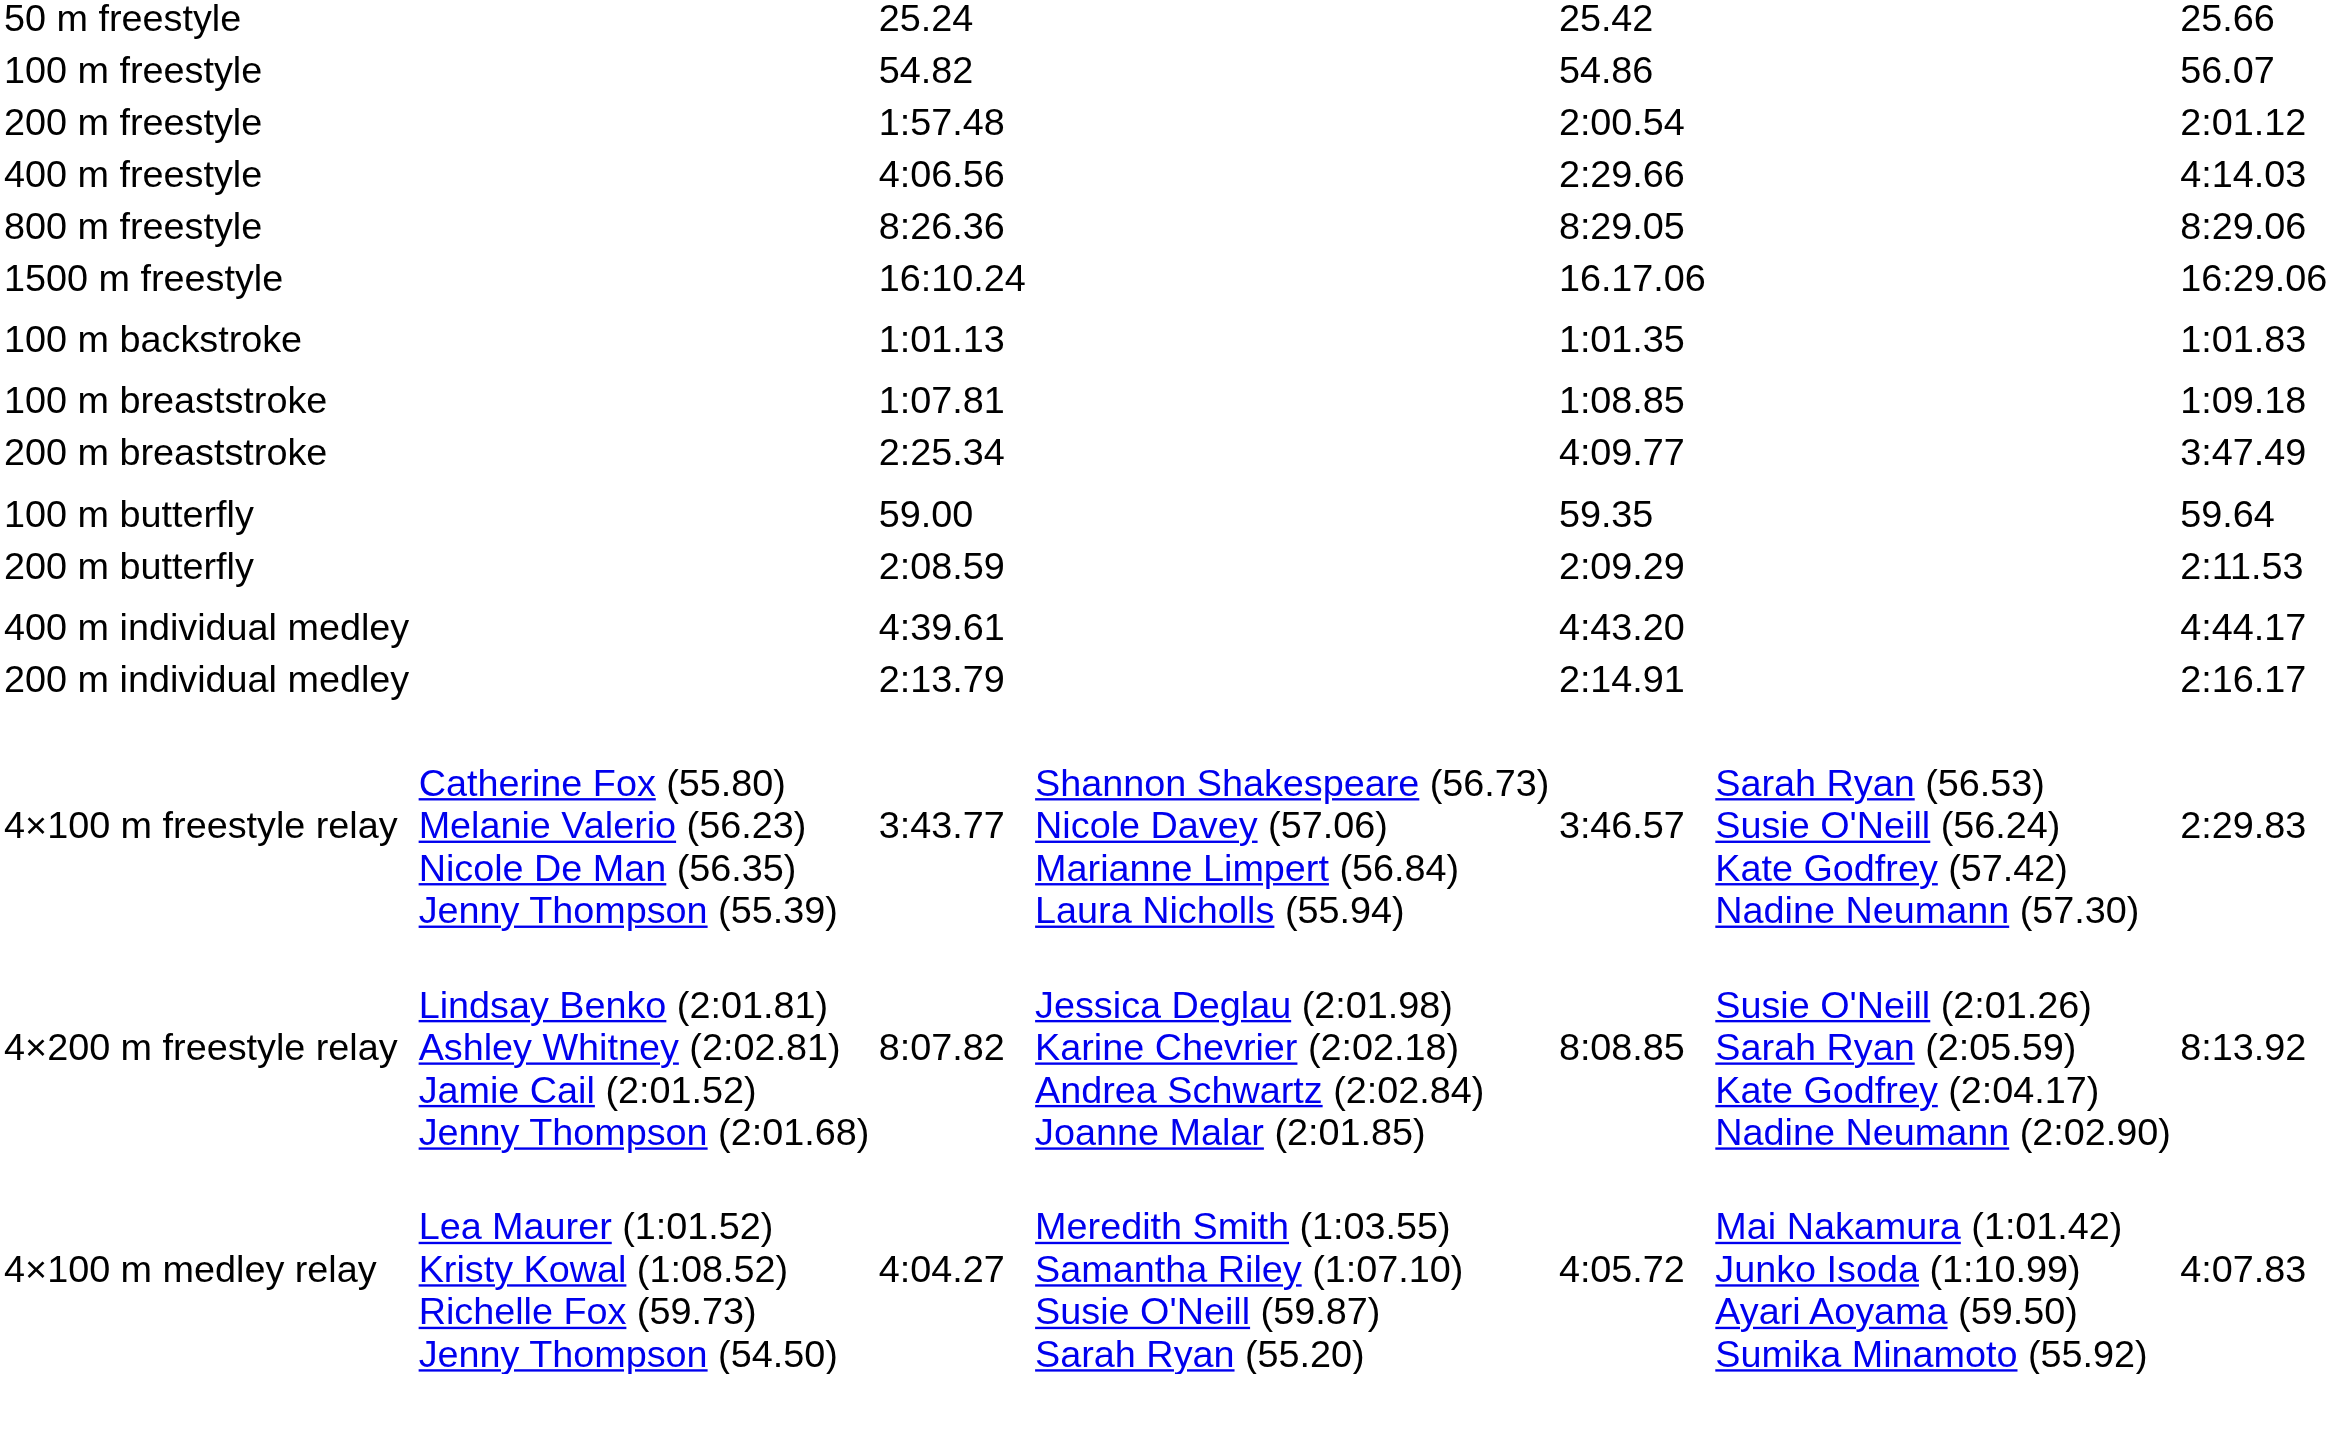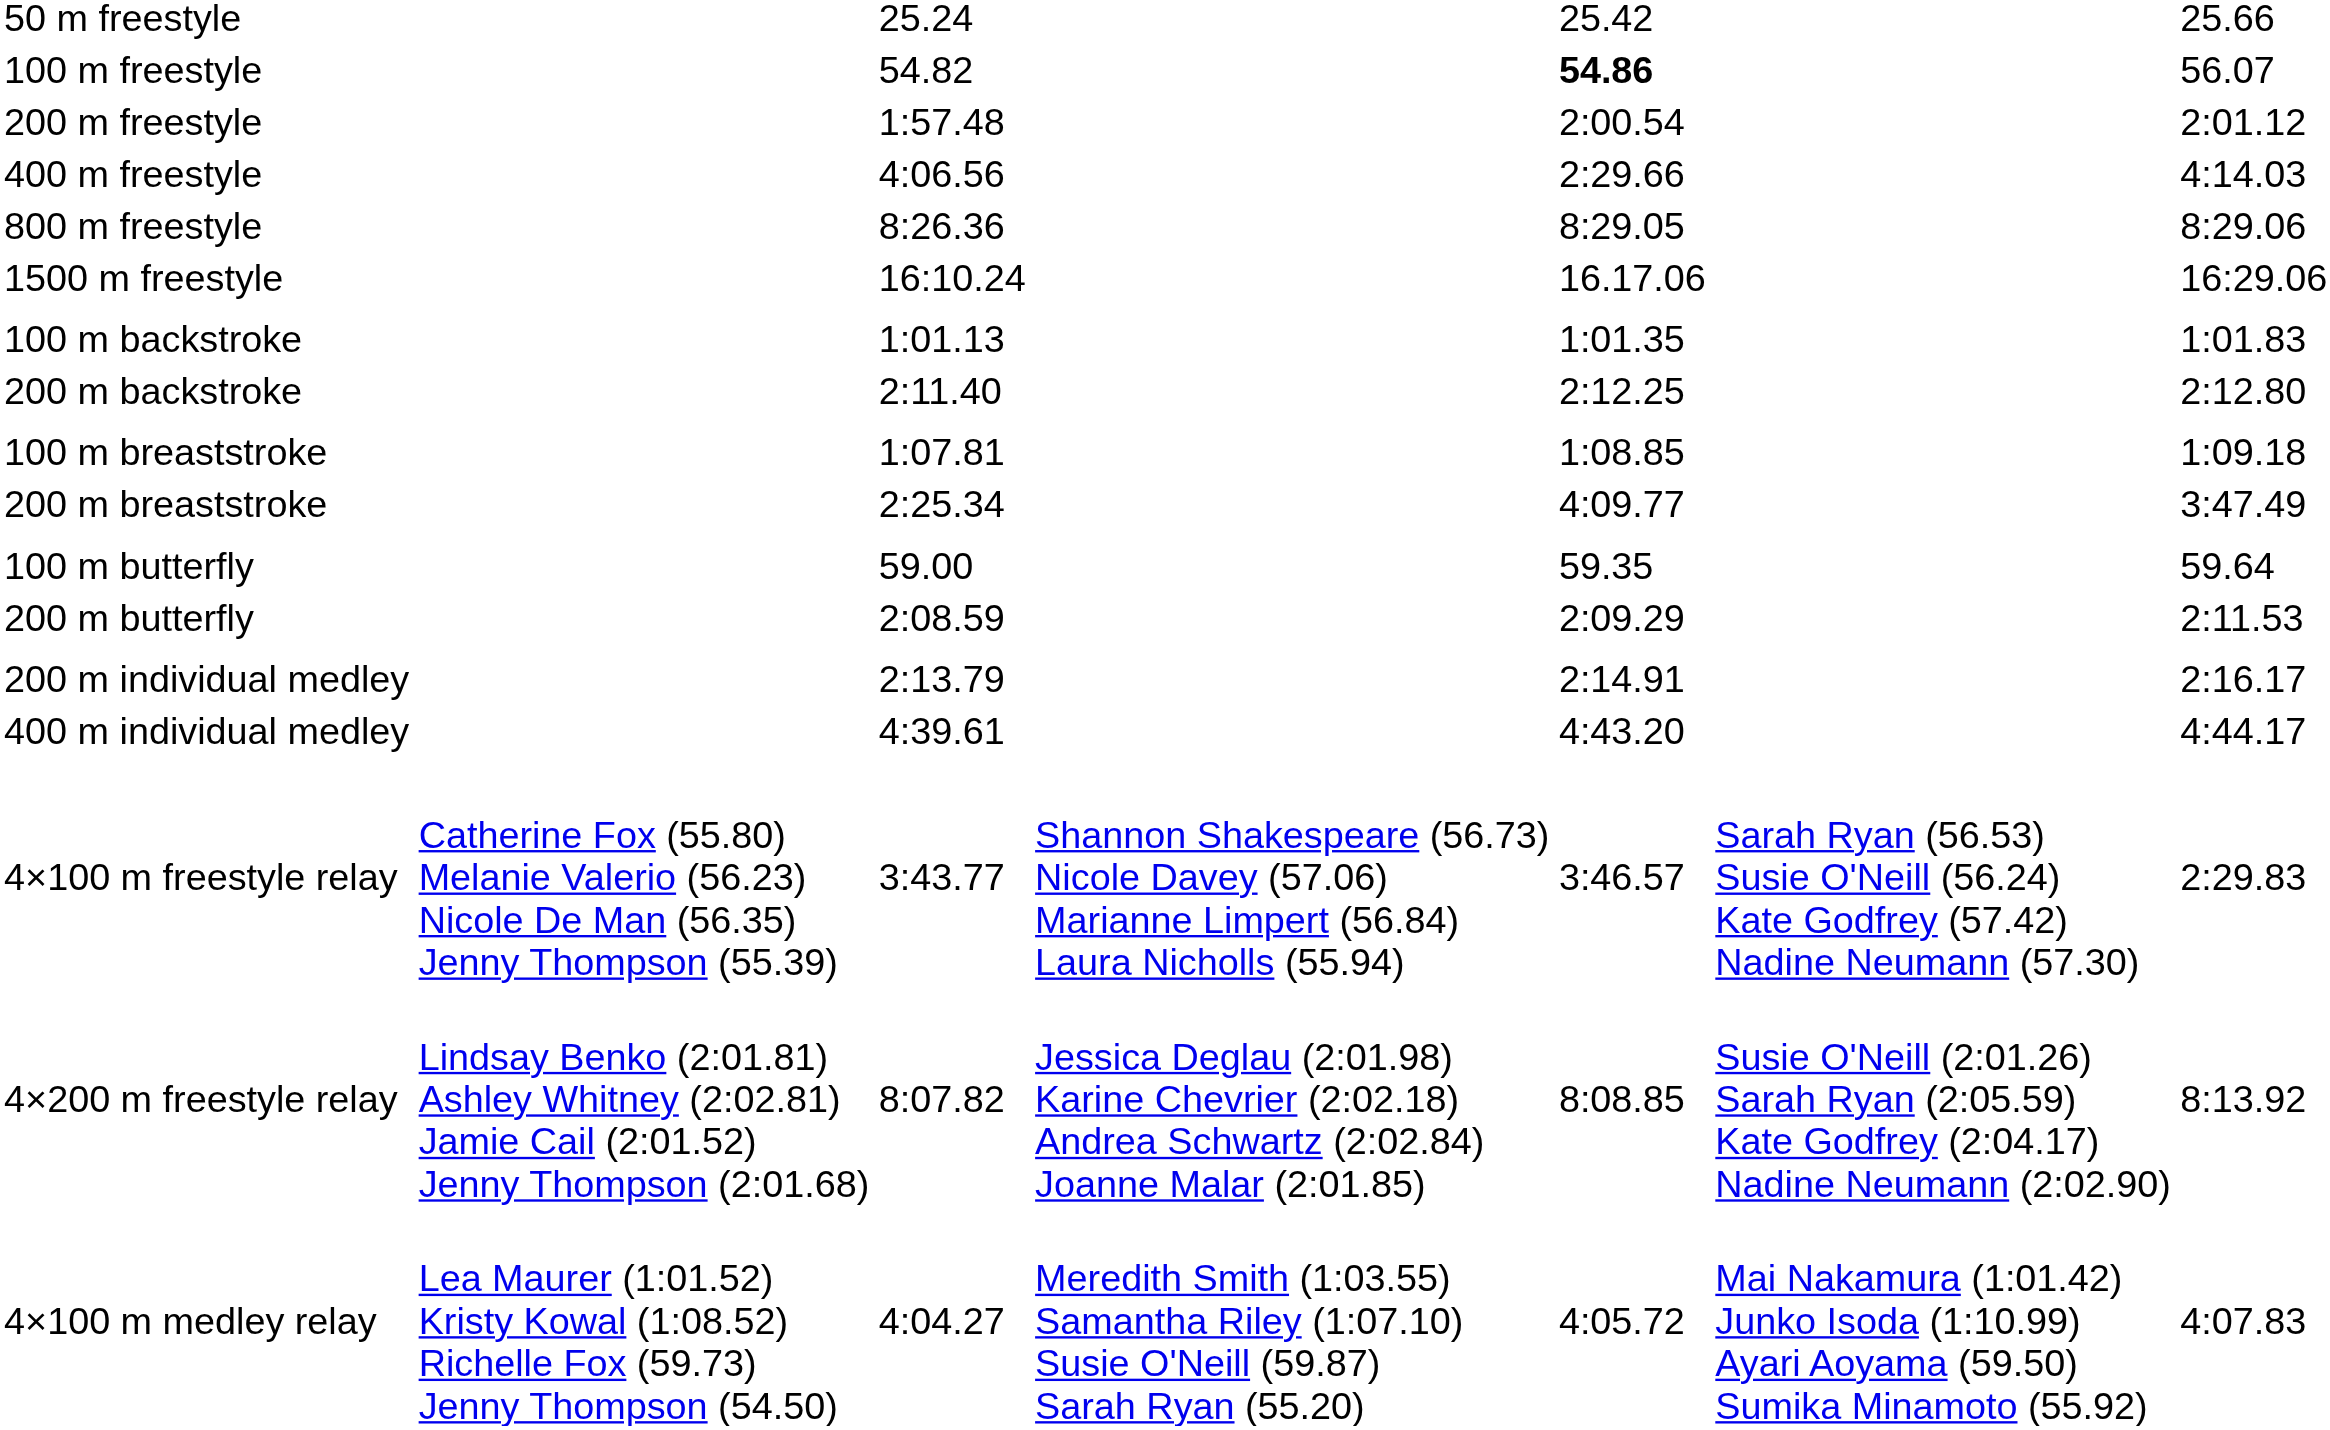(1606, 70) normal -> (1606, 70) bold
+ row: (153, 391)
rows swapped: (207, 679) <-> (207, 627)
